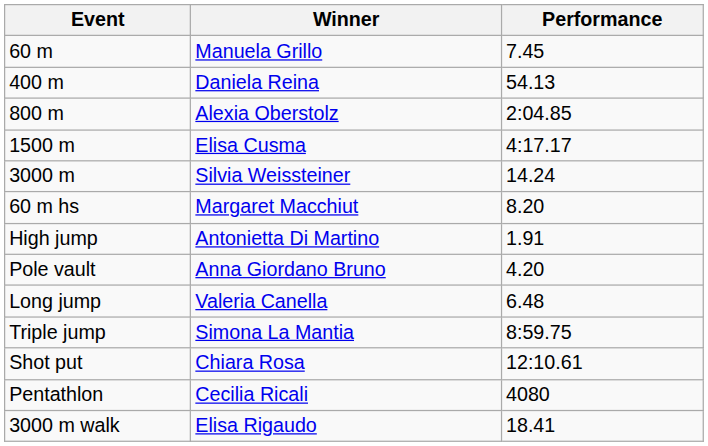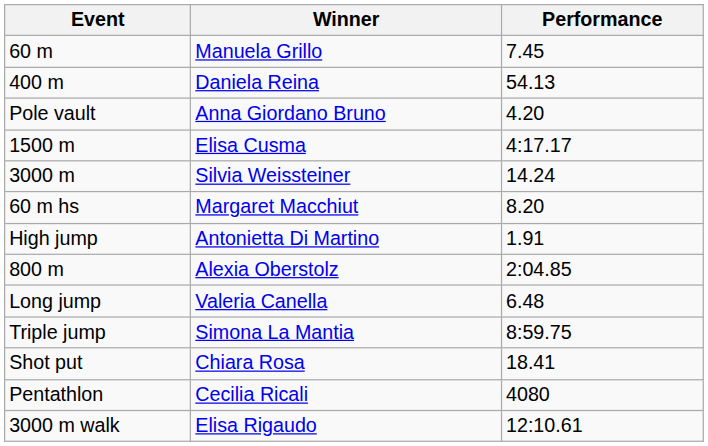rows swapped: (36, 113) <-> (52, 269)
(544, 363) 12:10.61 -> (531, 363) 18.41
(531, 425) 18.41 -> (544, 425) 12:10.61
